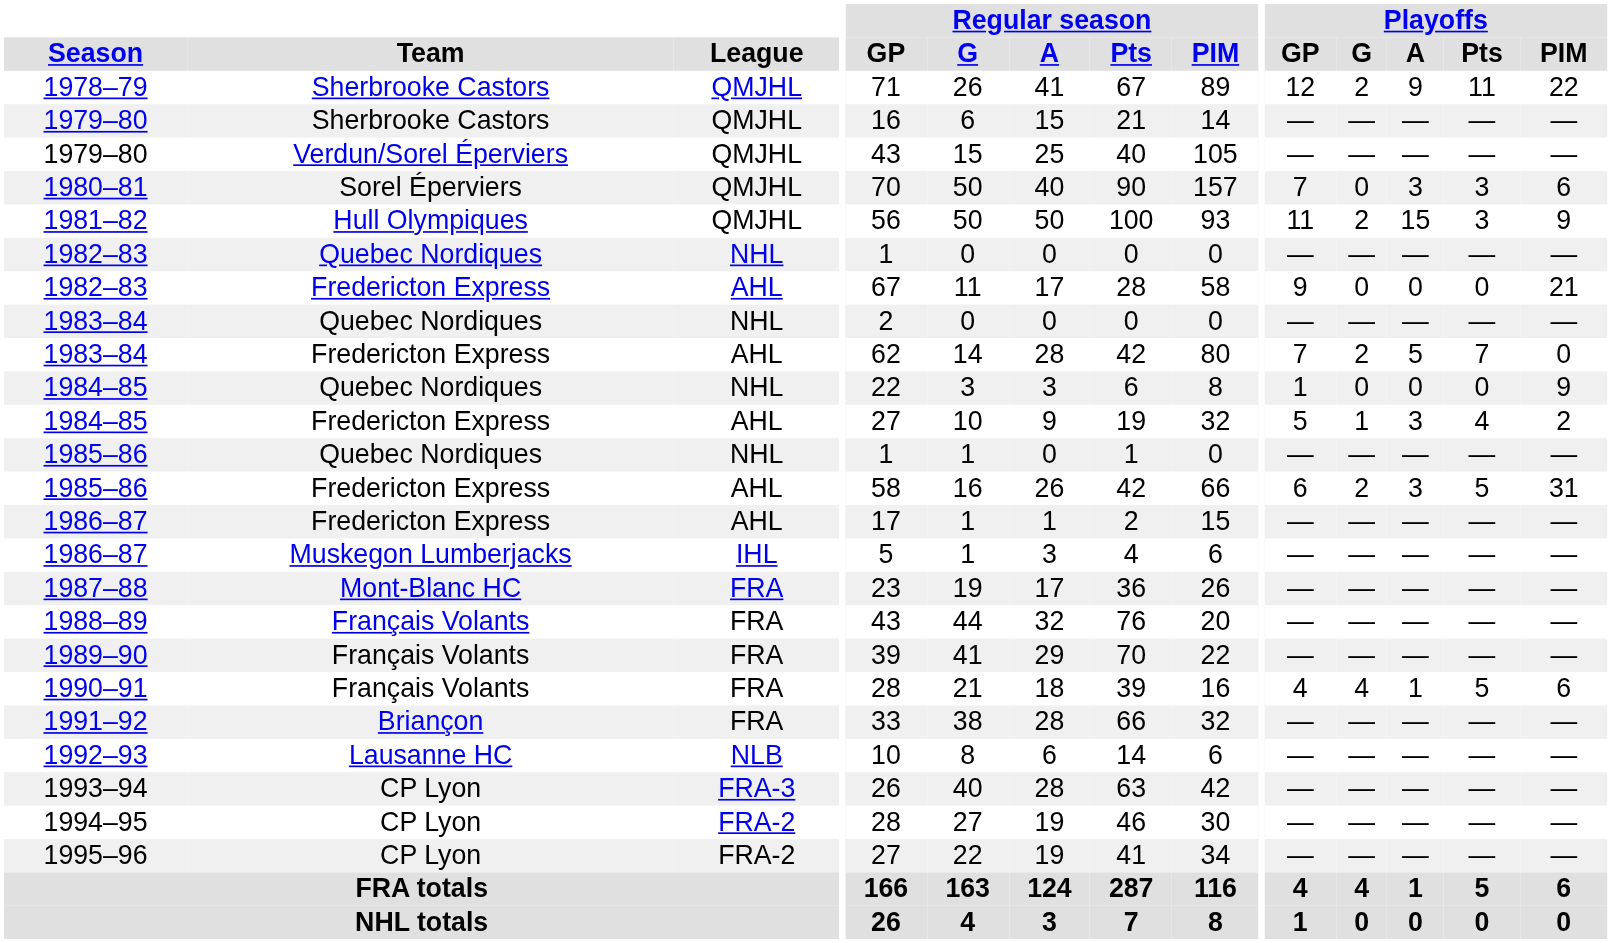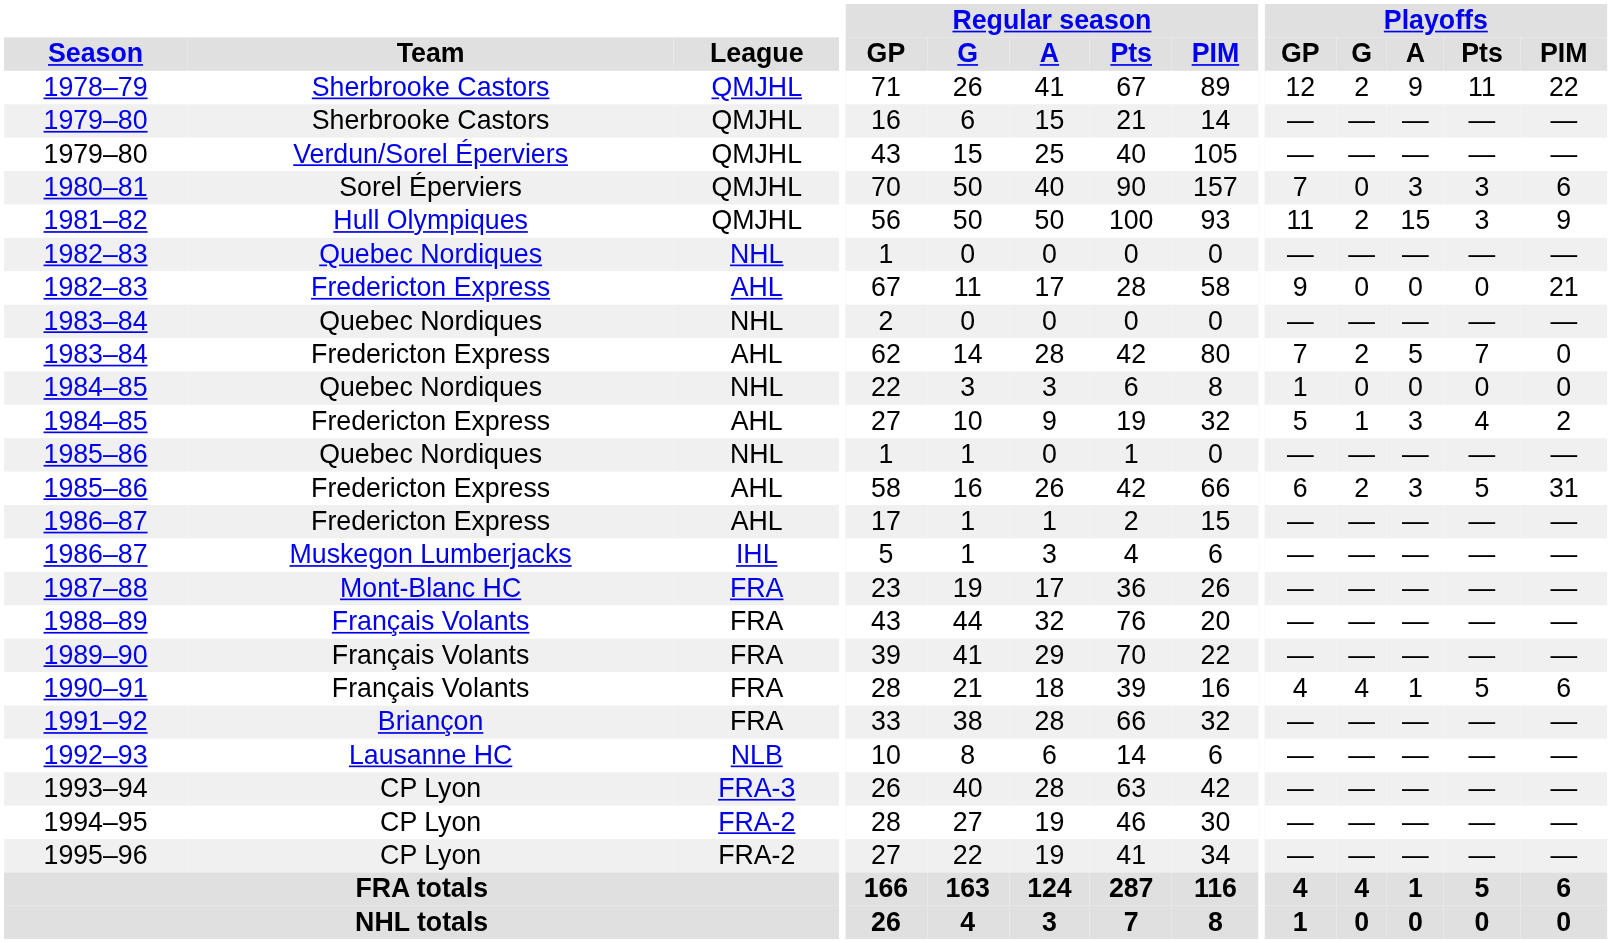(1564, 387) 9 -> (1564, 387) 0
